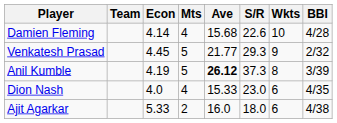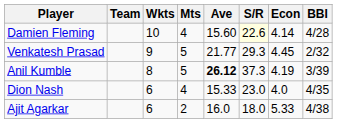columns swapped: (286, 14) <-> (161, 14)
(222, 33) 15.68 -> (221, 33) 15.60
(254, 33) no background -> (254, 33) lightyellow background
